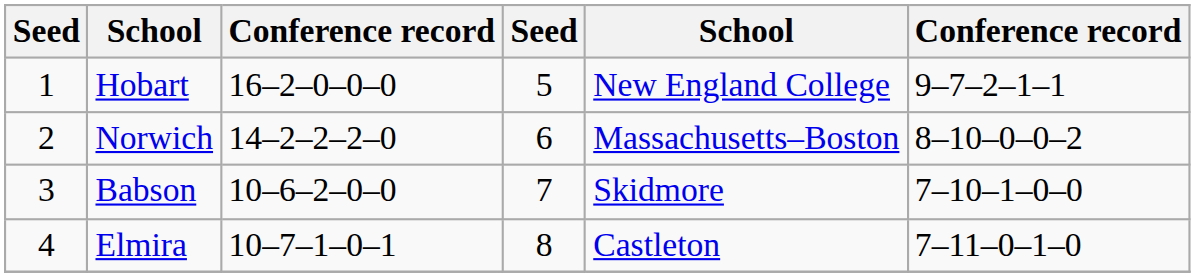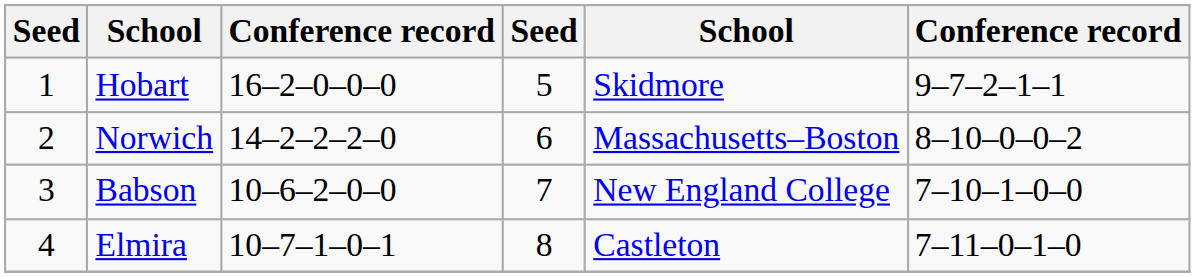(742, 84) New England College -> (659, 84) Skidmore
(659, 191) Skidmore -> (742, 191) New England College
